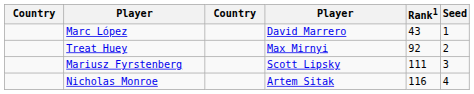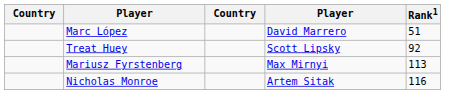- column: (455, 14)
(414, 32) 43 -> (414, 32) 51
(298, 48) Max Mirnyi -> (304, 48) Scott Lipsky
(304, 65) Scott Lipsky -> (298, 65) Max Mirnyi
(417, 65) 111 -> (417, 65) 113
